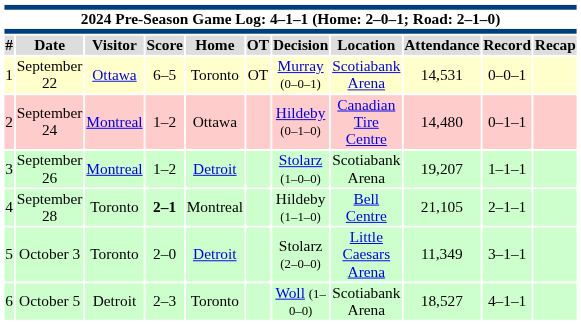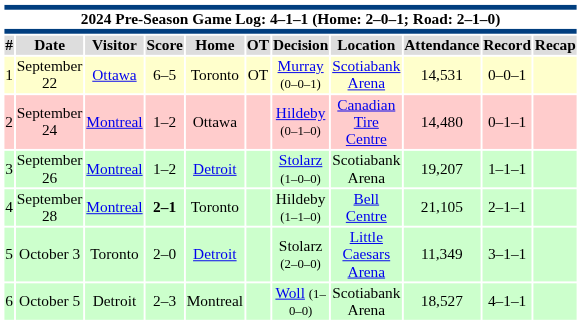(114, 207) Toronto -> (114, 207) Montreal
(215, 207) Montreal -> (215, 207) Toronto
(215, 301) Toronto -> (215, 301) Montreal
